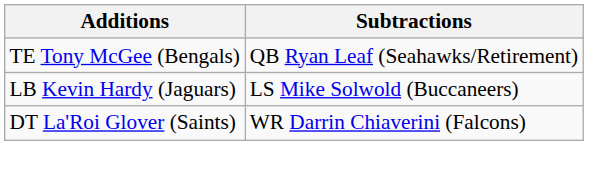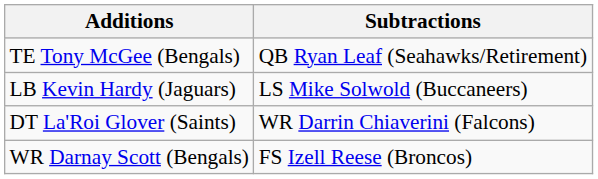+ row: (129, 156)
